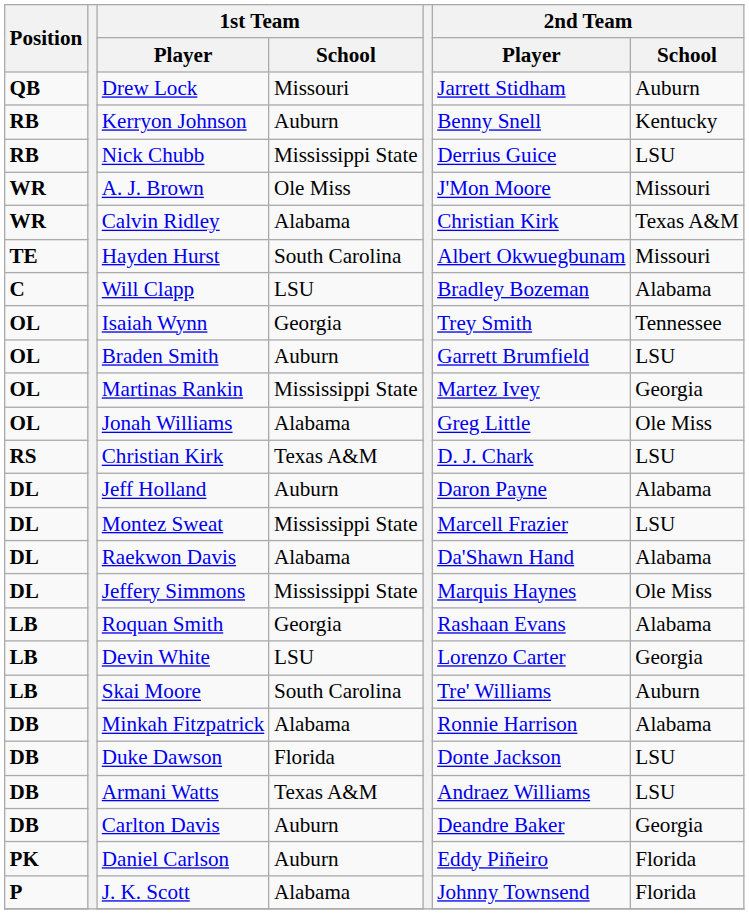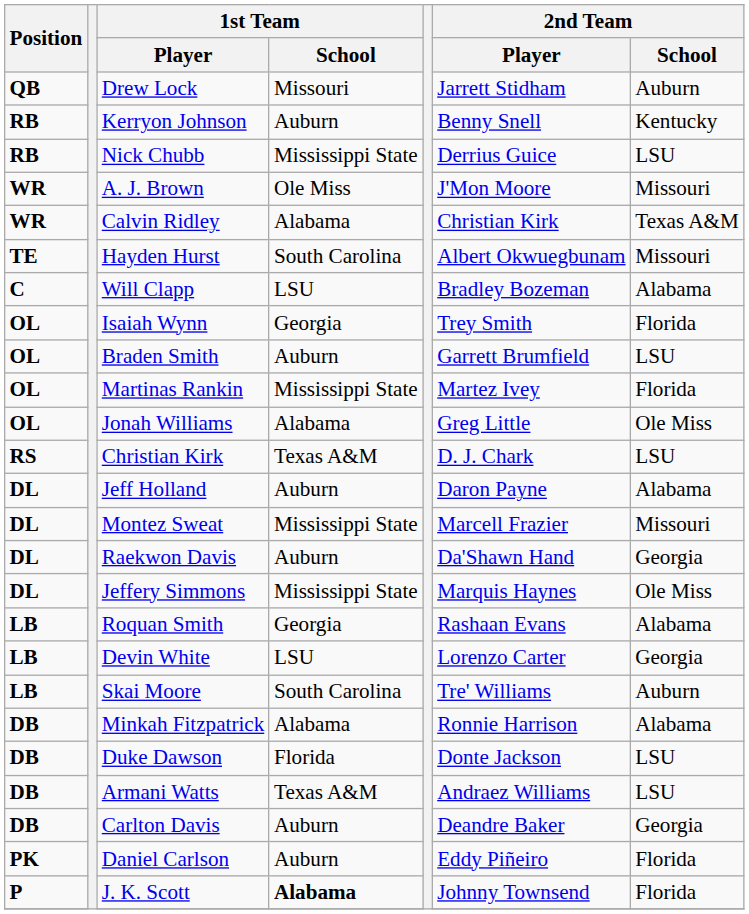(678, 322) Tennessee -> (666, 322) Florida
(669, 389) Georgia -> (666, 389) Florida
(655, 523) LSU -> (673, 523) Missouri
(312, 557) Alabama -> (306, 557) Auburn
(673, 557) Alabama -> (669, 557) Georgia
(312, 892) normal -> (315, 892) bold
